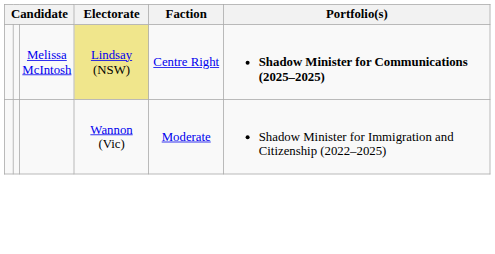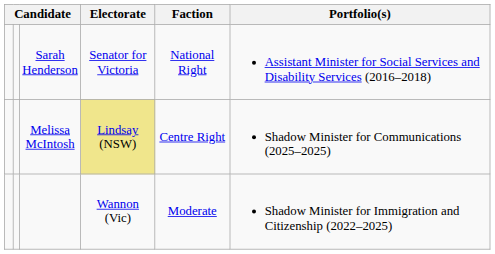+ row: (50, 62)
(357, 69) bold -> (360, 144) normal
